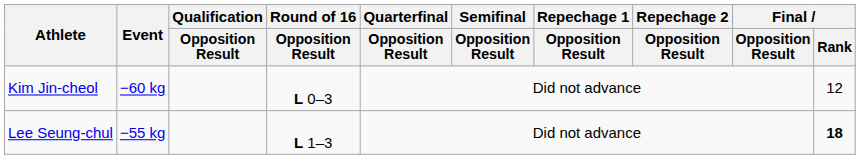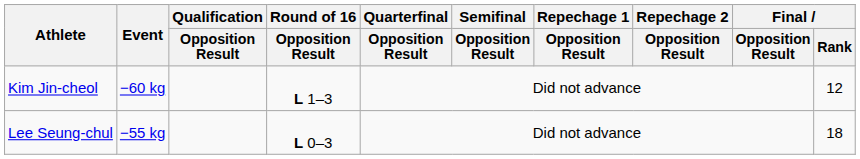(313, 99) L 0–3 -> (313, 99) L 1–3
(313, 143) L 1–3 -> (313, 143) L 0–3
(835, 133) bold -> (835, 133) normal
